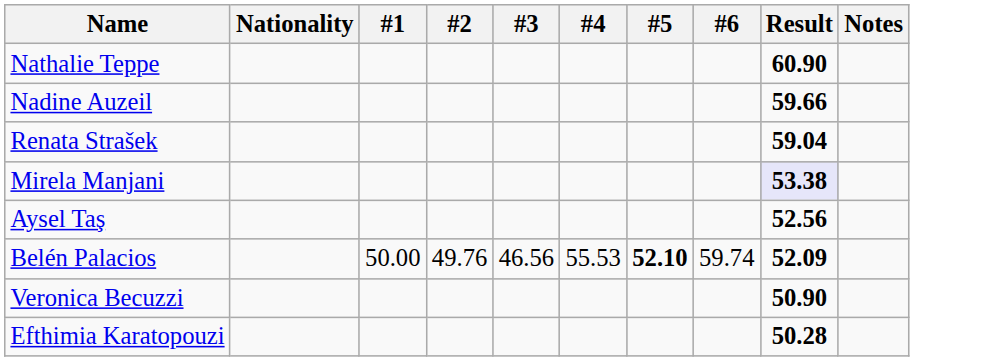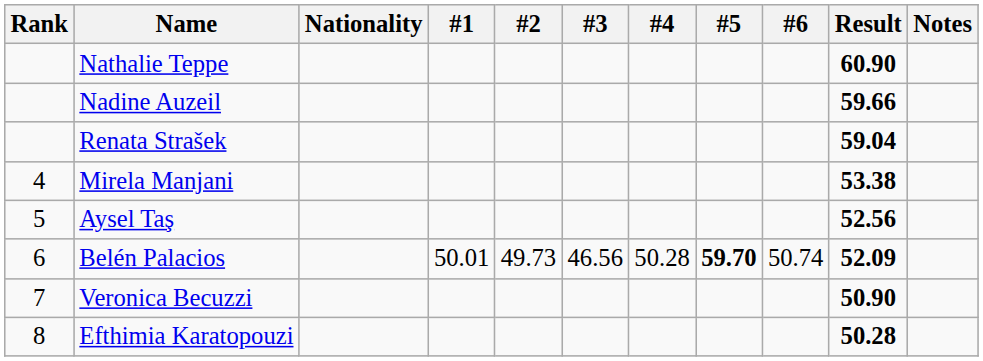+ column: (39, 24)
(799, 180) lavender background -> (868, 180) no background
(393, 258) 50.00 -> (462, 258) 50.01
(460, 258) 49.76 -> (528, 258) 49.73
(593, 258) 55.53 -> (662, 258) 50.28
(660, 258) 52.10 -> (729, 258) 59.70
(727, 258) 59.74 -> (796, 258) 50.74
